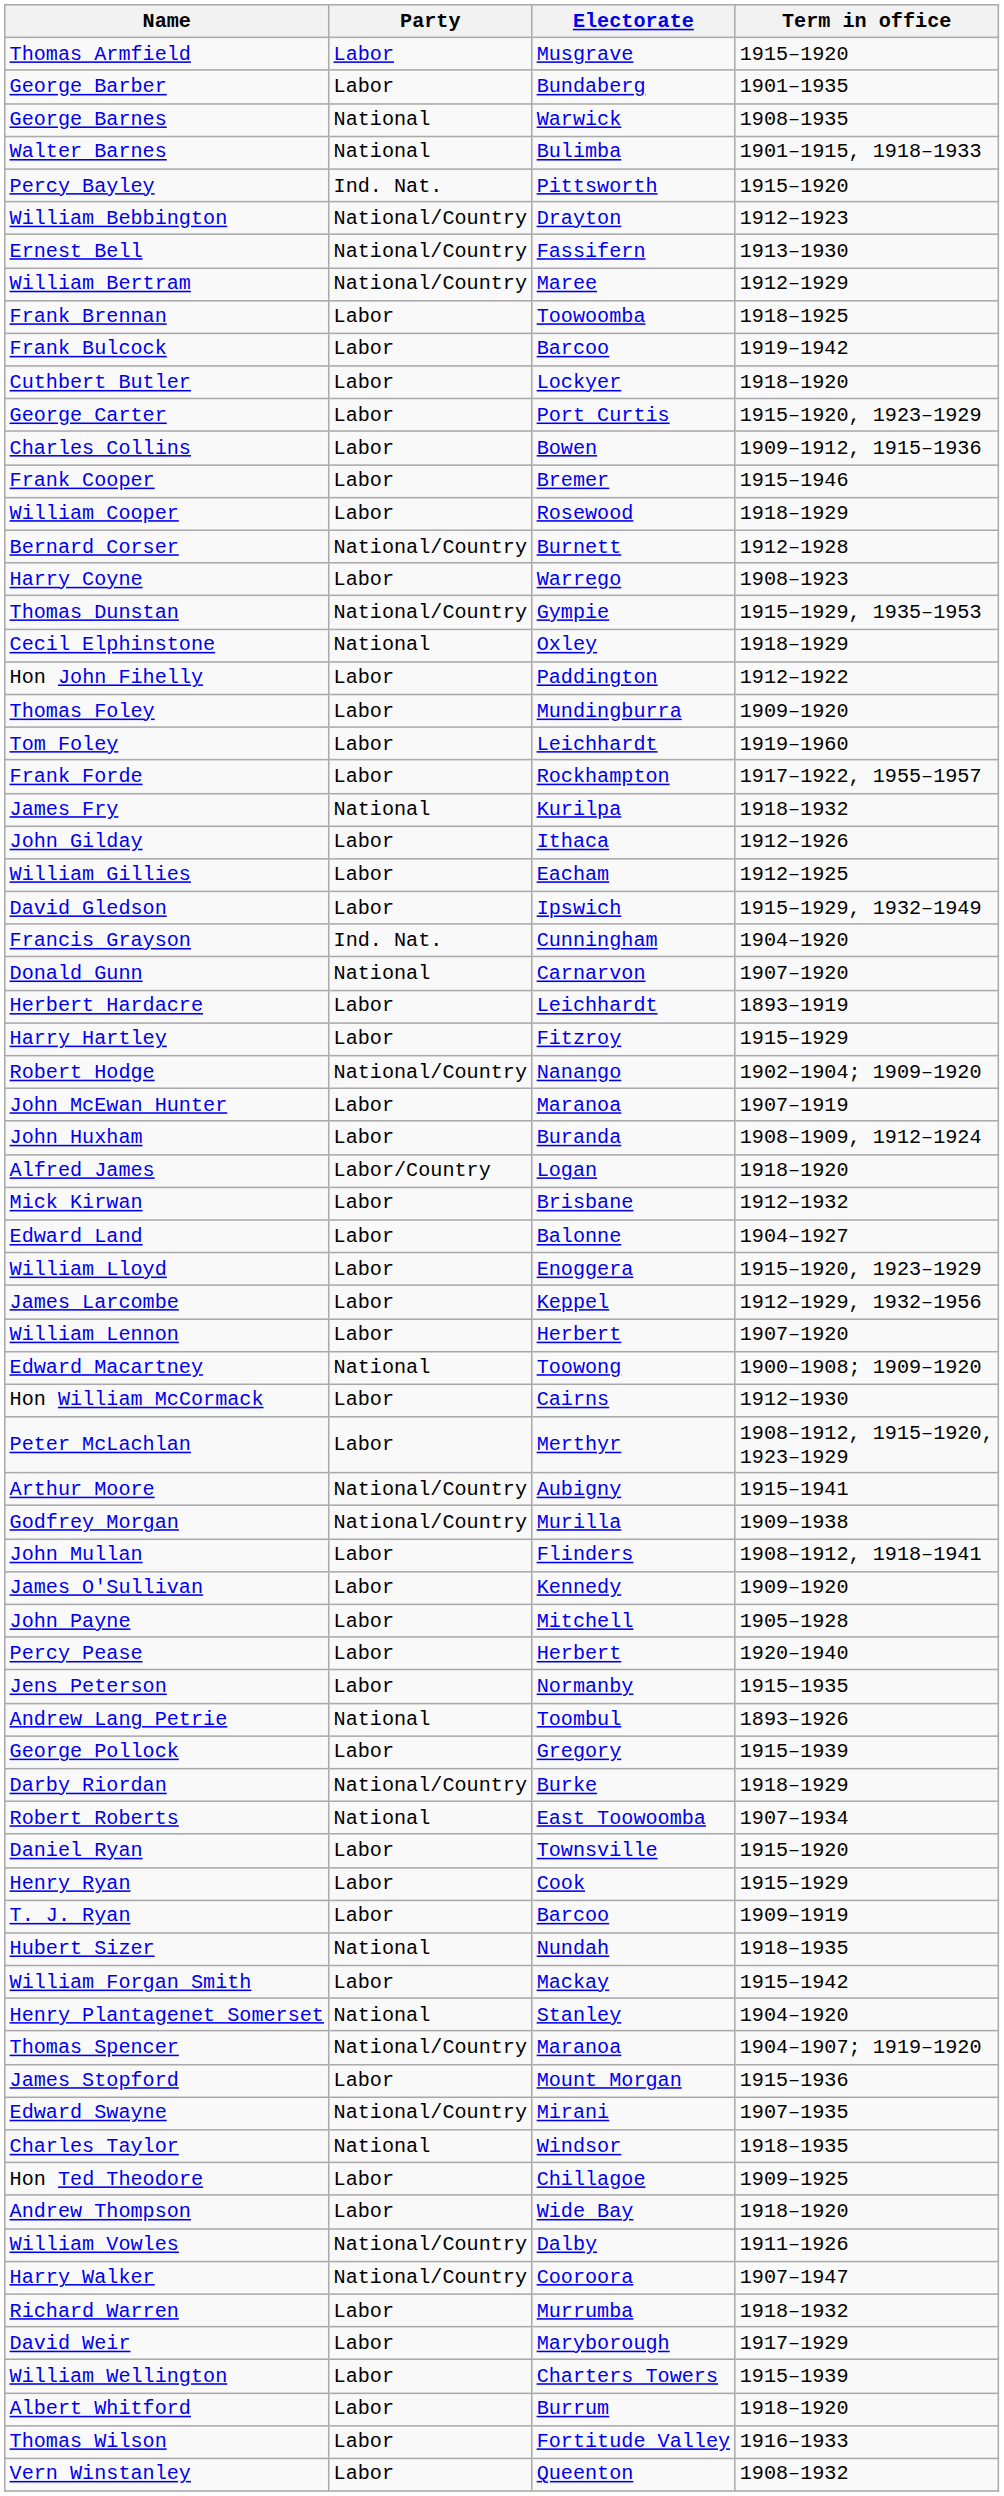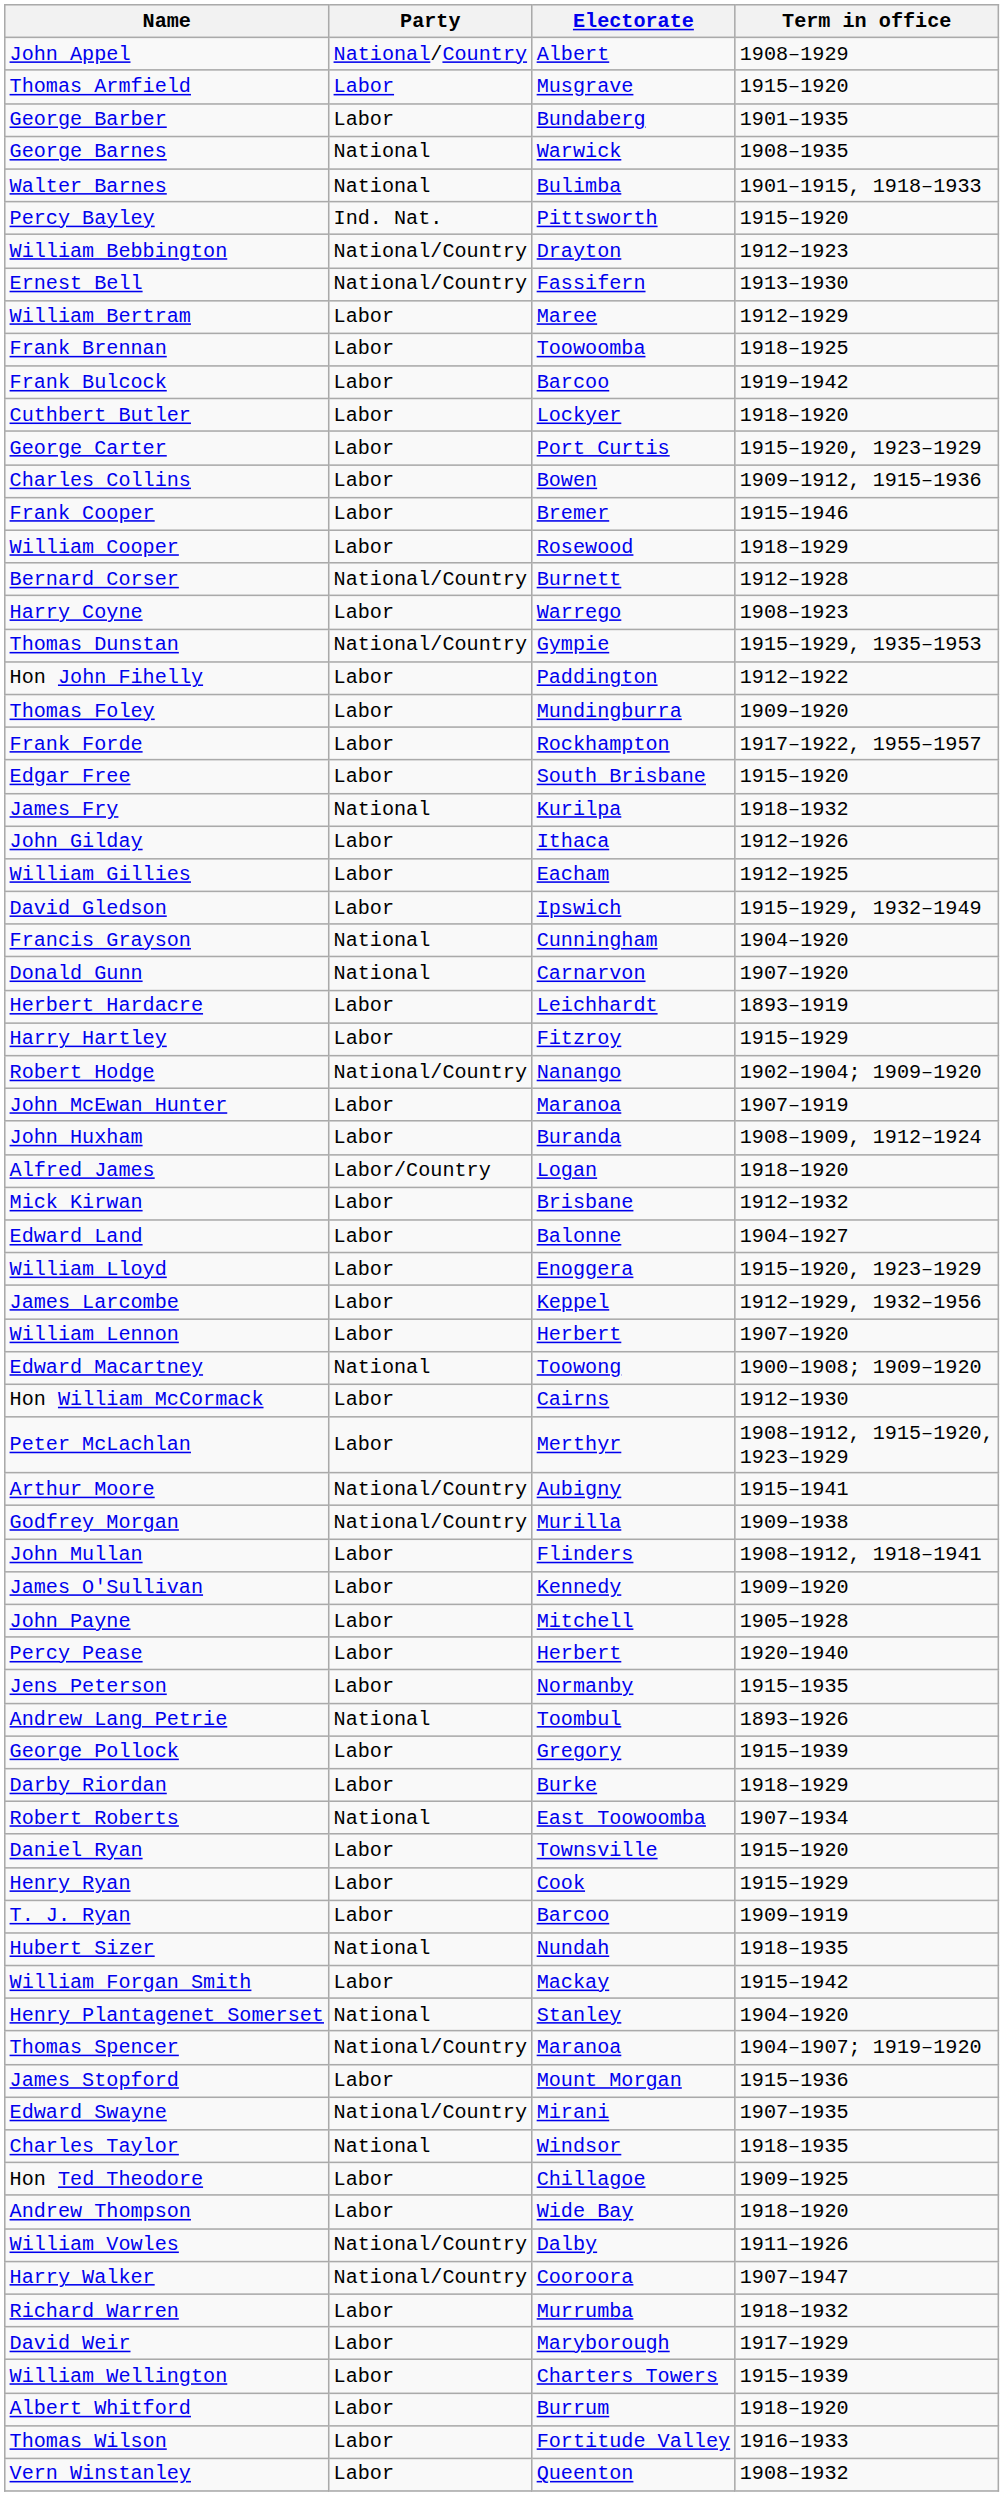+ row: (70, 54)
(430, 284) National/Country -> (364, 317) Labor
- row: (112, 645)
- row: (64, 744)
+ row: (70, 777)
(388, 941) Ind. Nat. -> (382, 941) National
(430, 1785) National/Country -> (364, 1785) Labor
